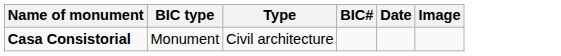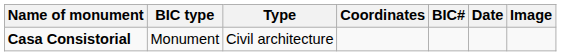+ column: (383, 16)
